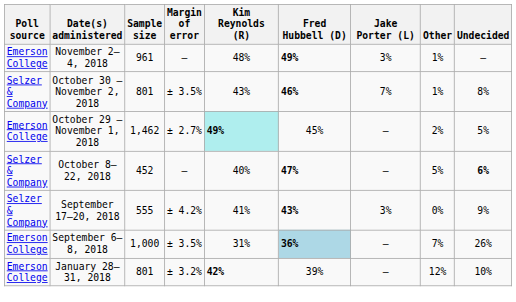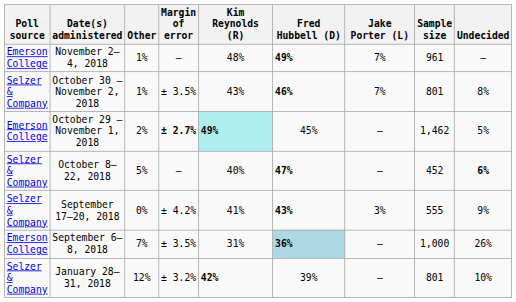columns swapped: (145, 30) <-> (438, 35)
(386, 58) 3% -> (380, 58) 7%
(184, 131) normal -> (179, 131) bold
(27, 272) Emerson College -> (27, 278) Selzer & Company
